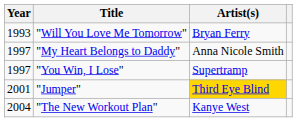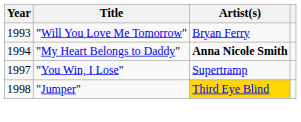(19, 51) 1997 -> (19, 51) 1994
(238, 51) normal -> (240, 51) bold
(19, 88) 2001 -> (19, 88) 1998
- row: (97, 107)
